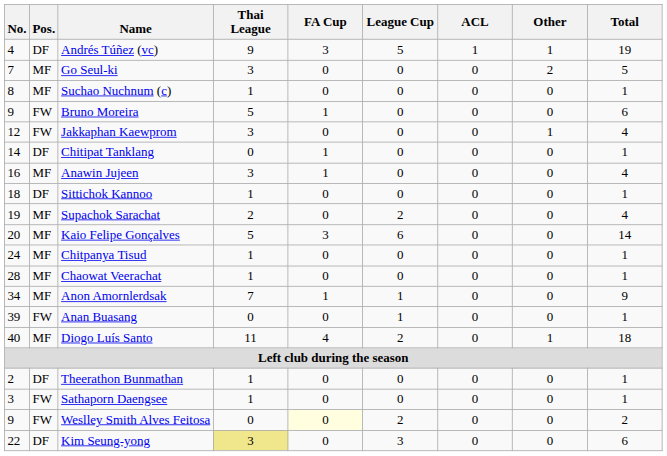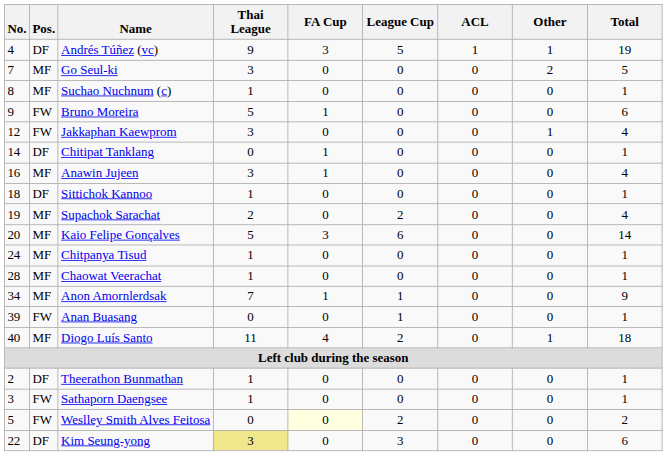(11, 419) 9 -> (11, 419) 5
